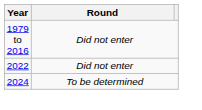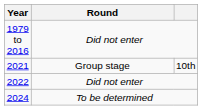+ row: (18, 66)
